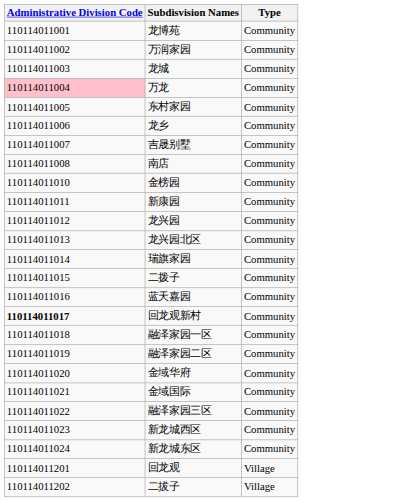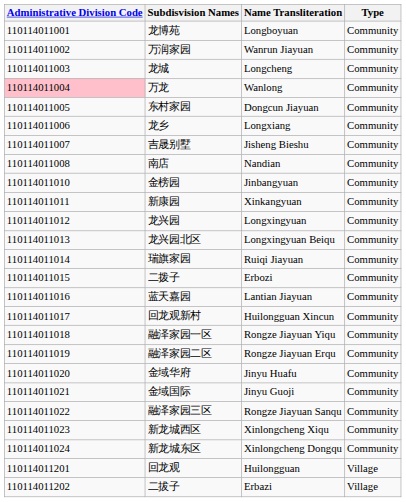+ column: (293, 13)
(38, 316) bold -> (38, 316) normal
